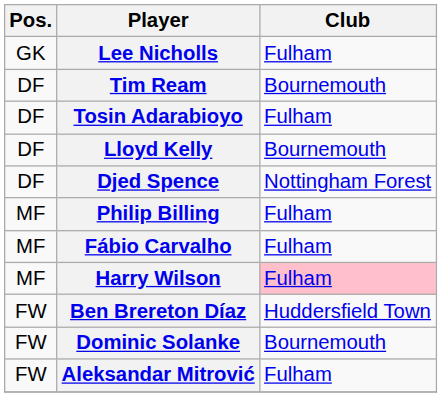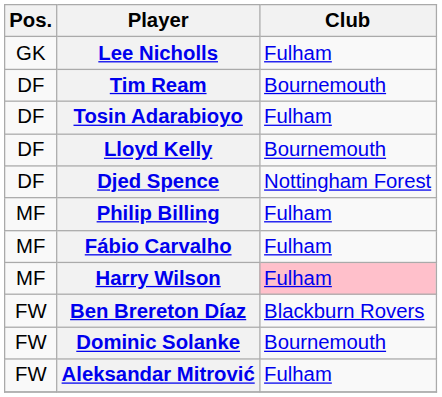(347, 310) Huddersfield Town -> (344, 310) Blackburn Rovers
